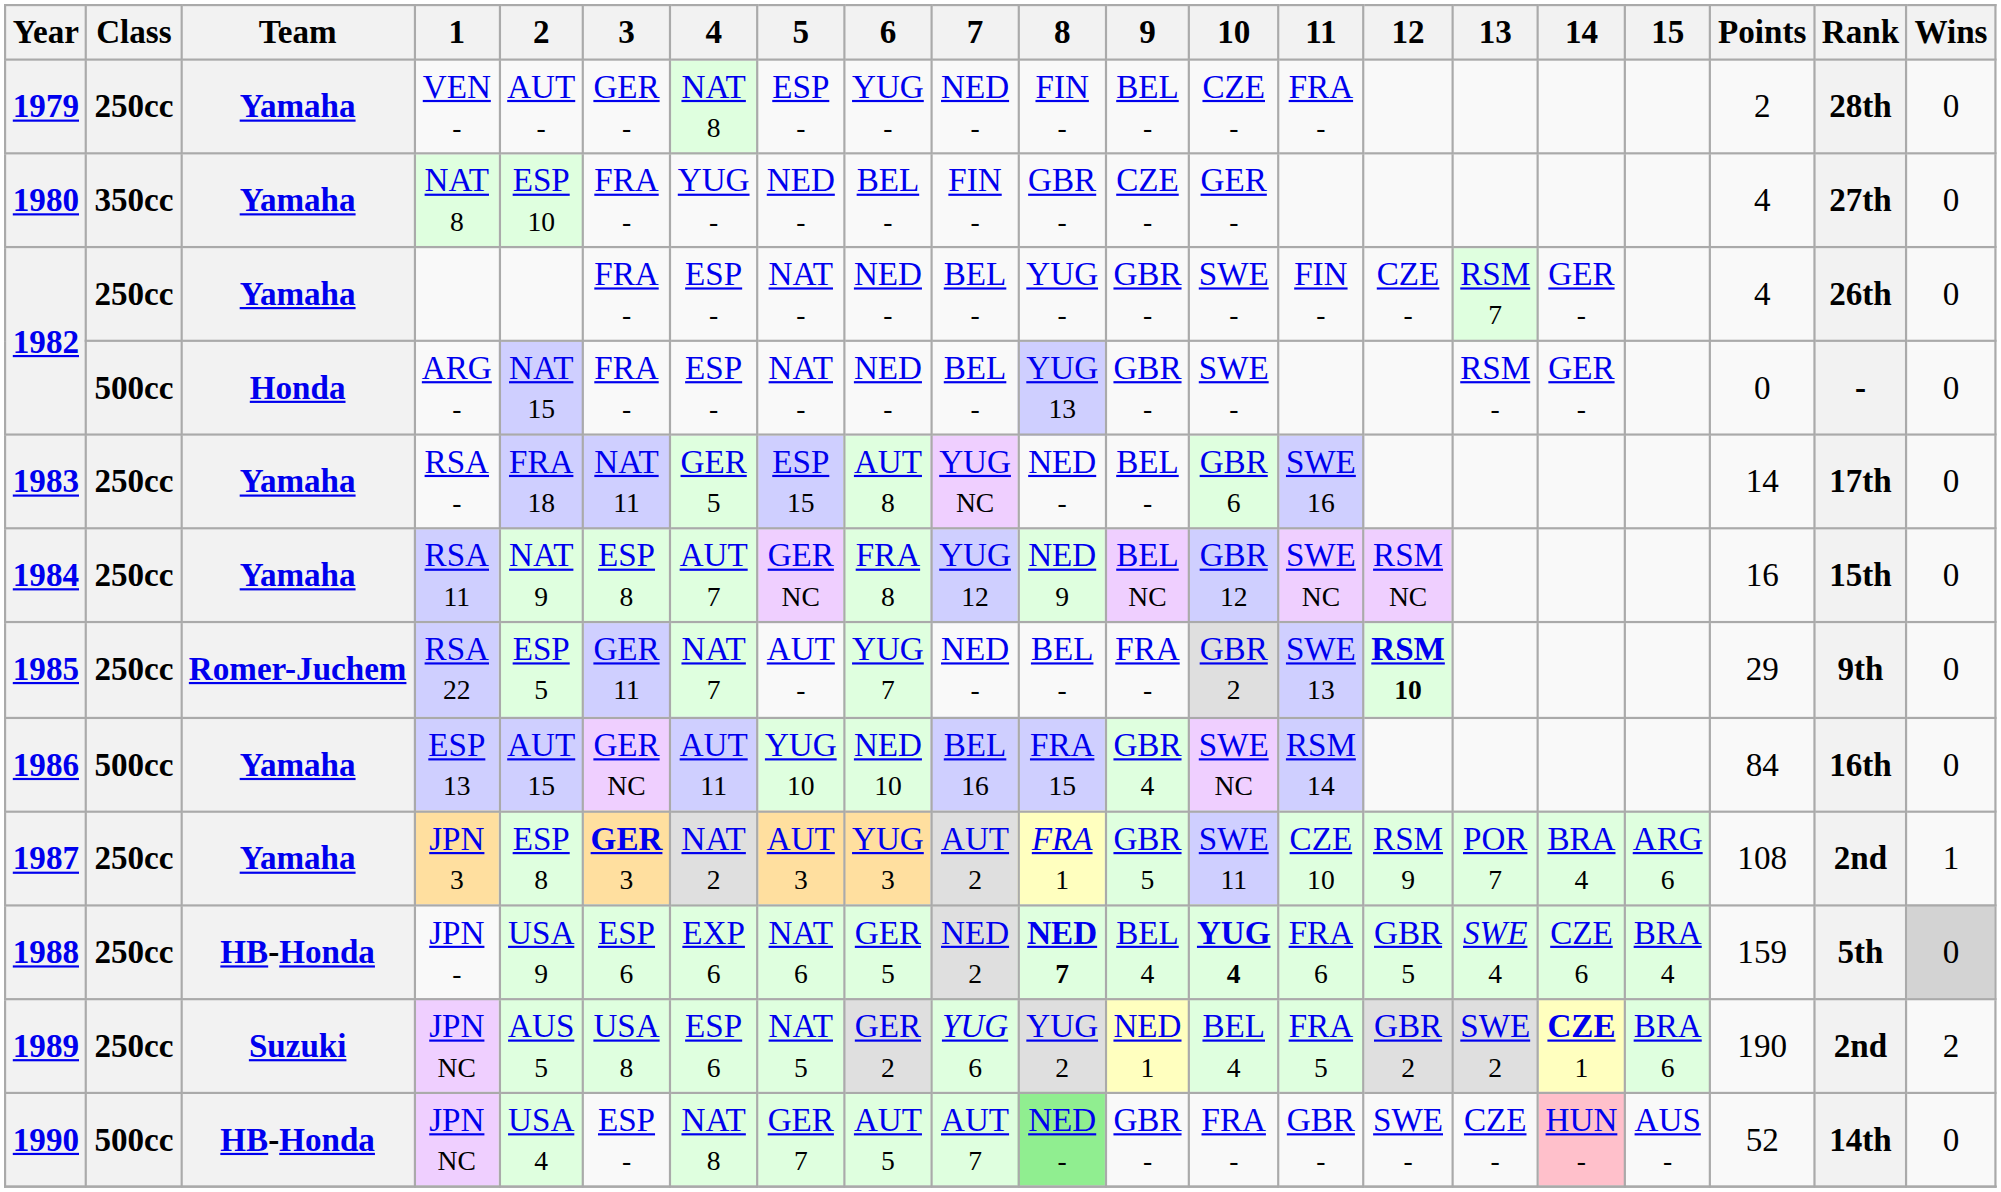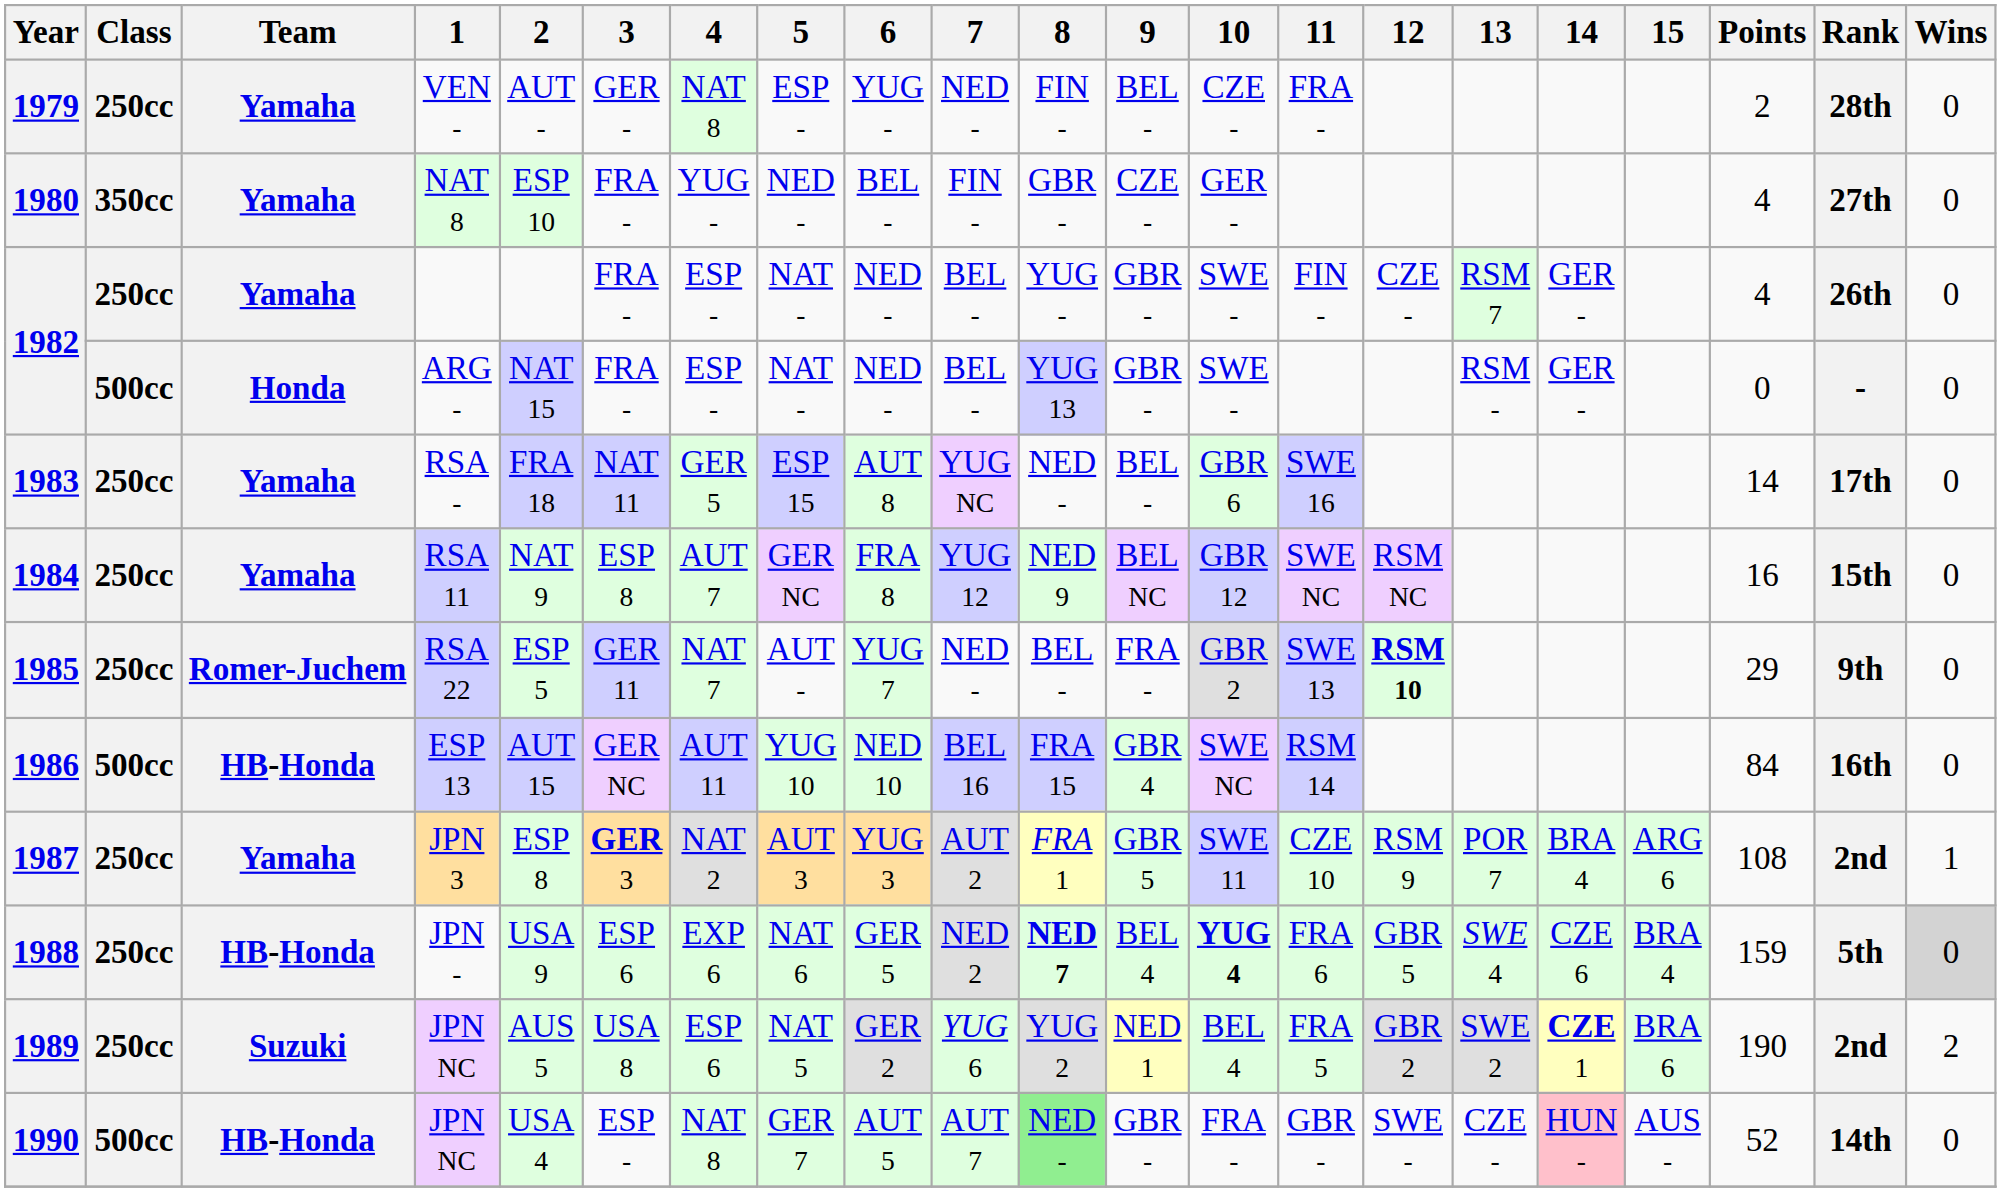(298, 763) Yamaha -> (298, 763) HB-Honda
